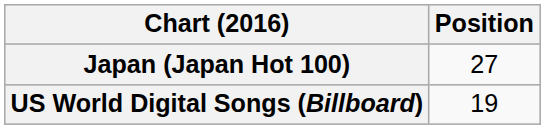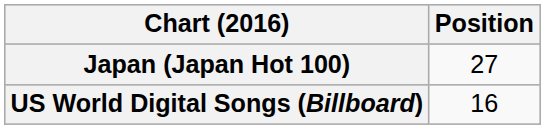(484, 104) 19 -> (484, 104) 16
